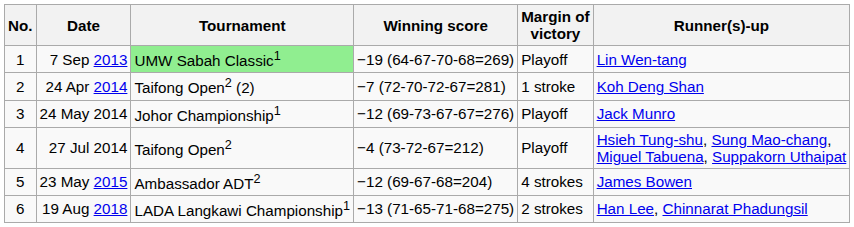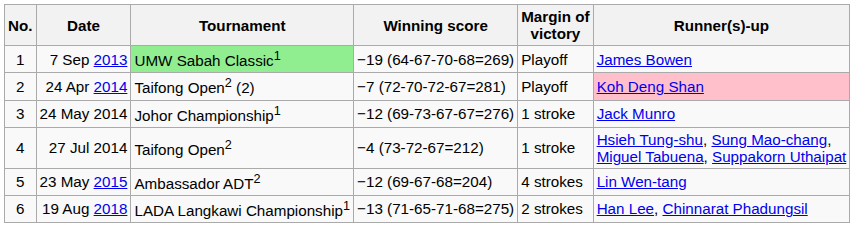(642, 59) Lin Wen-tang -> (644, 59) James Bowen
(548, 86) 1 stroke -> (544, 86) Playoff
(650, 86) no background -> (650, 86) pink background
(544, 114) Playoff -> (548, 114) 1 stroke
(544, 148) Playoff -> (548, 148) 1 stroke
(644, 182) James Bowen -> (642, 182) Lin Wen-tang
